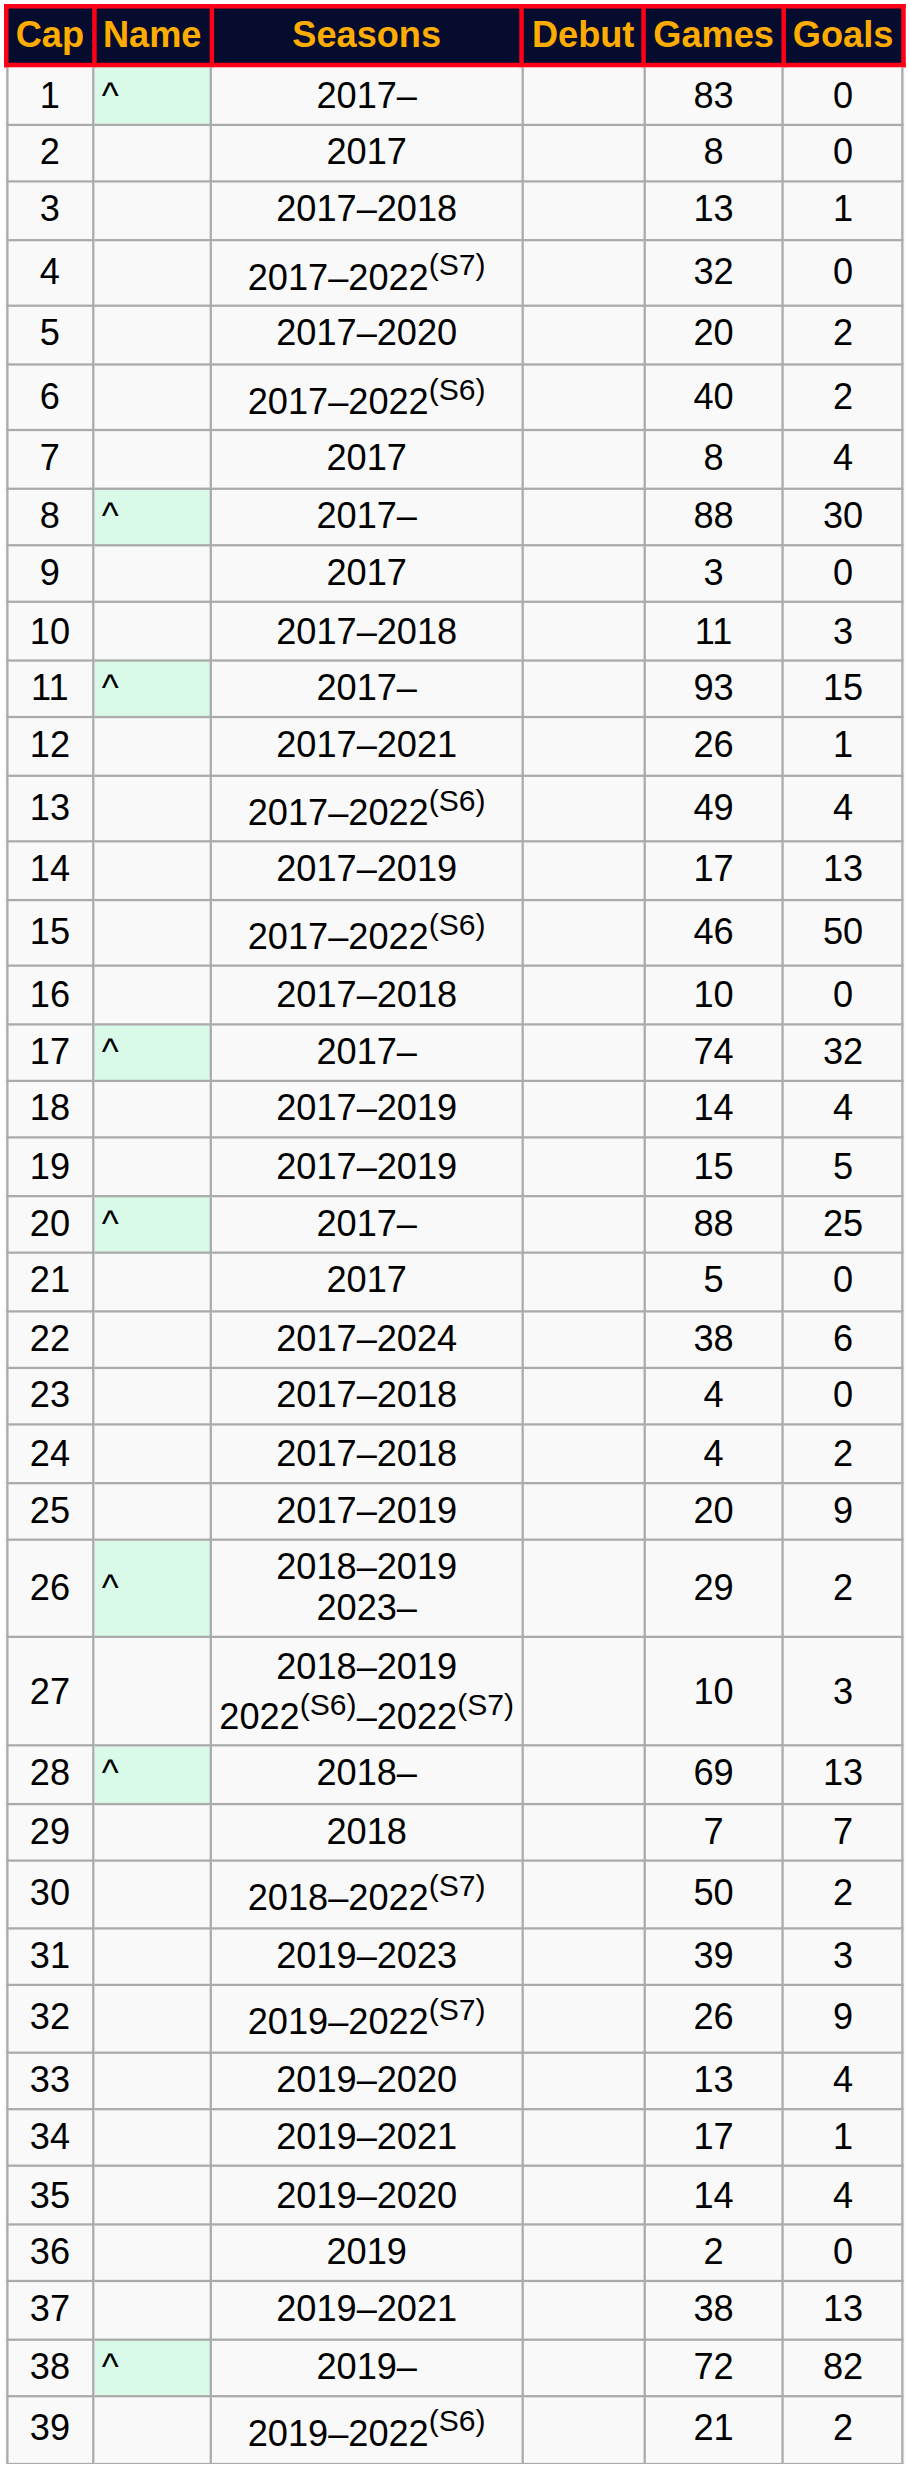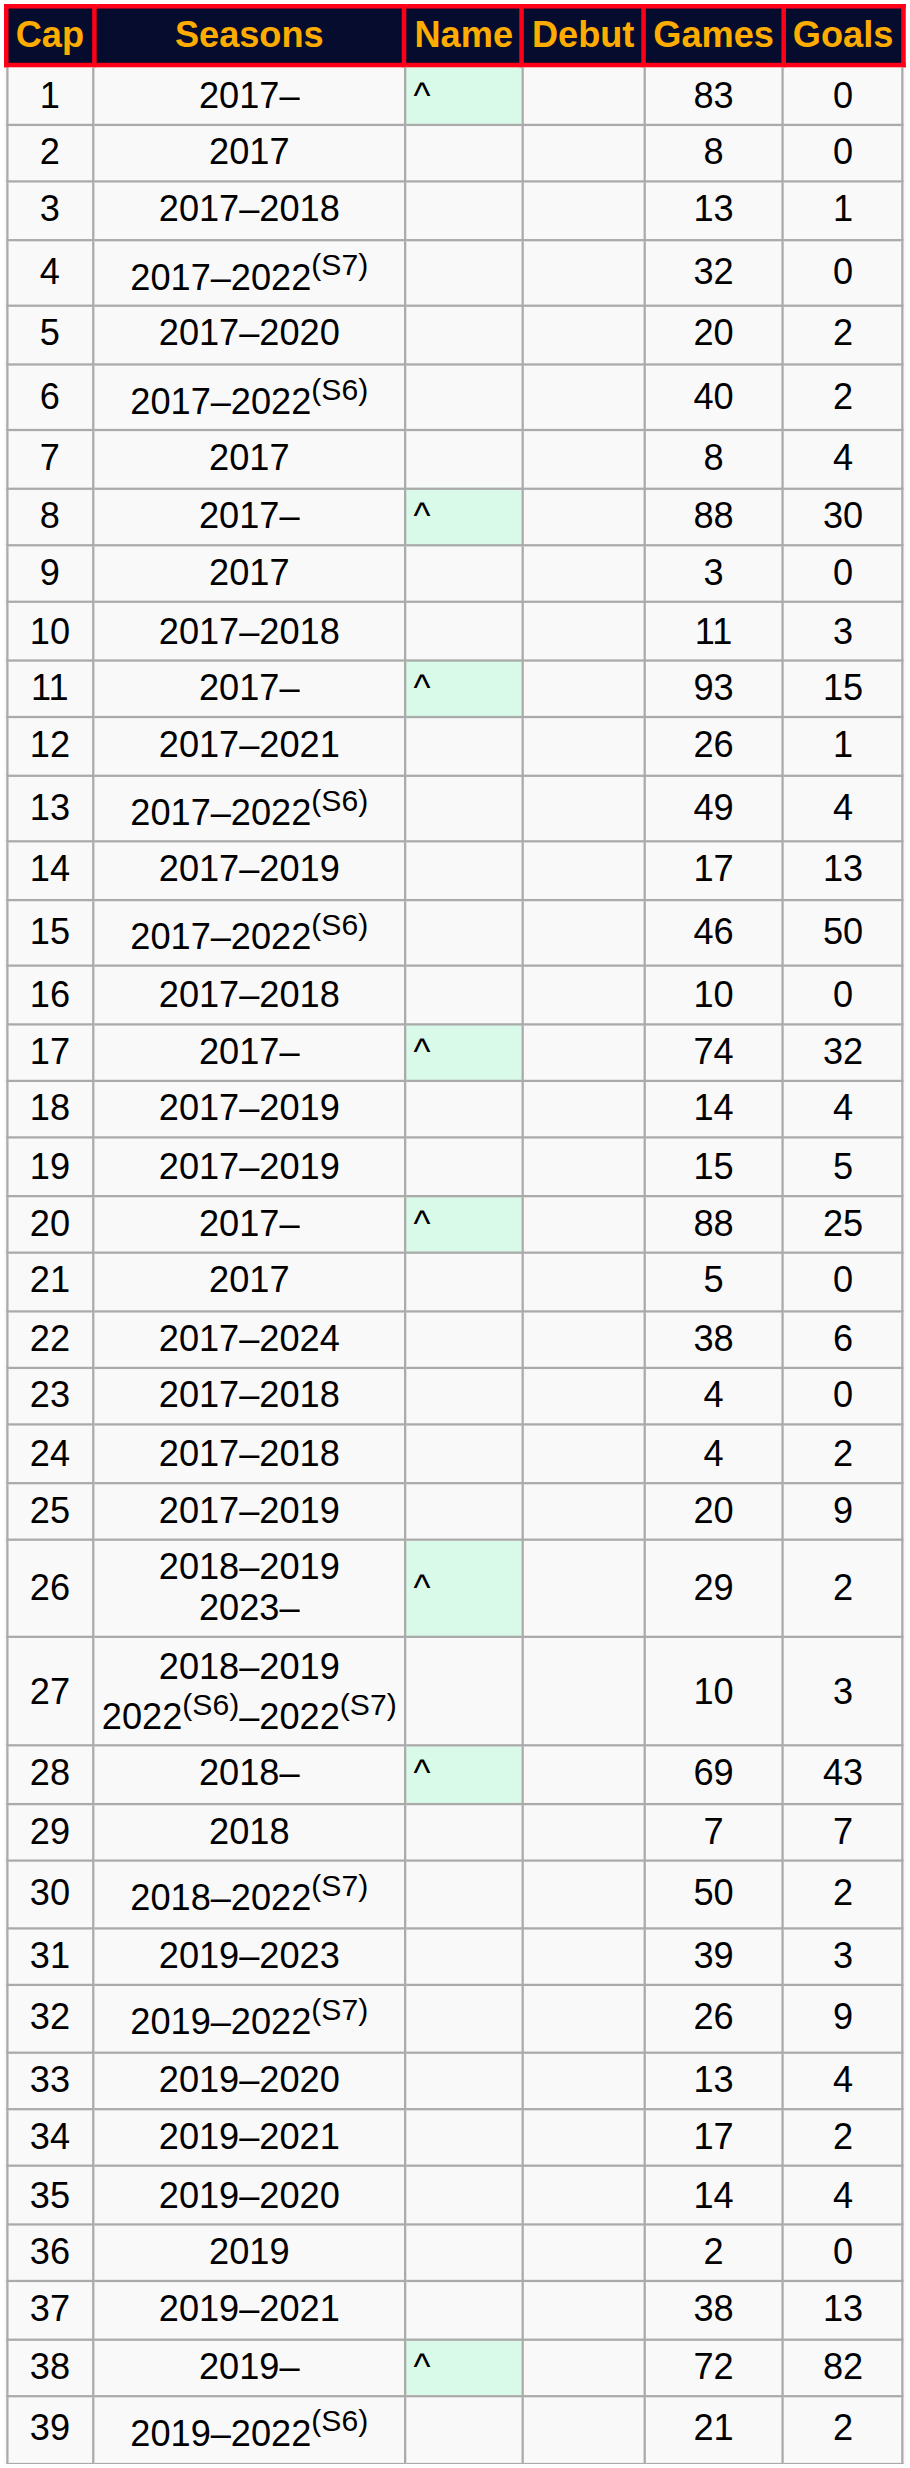columns swapped: (152, 35) <-> (367, 35)
(843, 1773) 13 -> (843, 1773) 43
(843, 2137) 1 -> (843, 2137) 2
